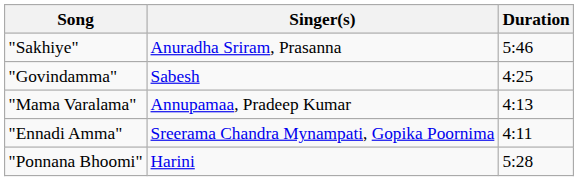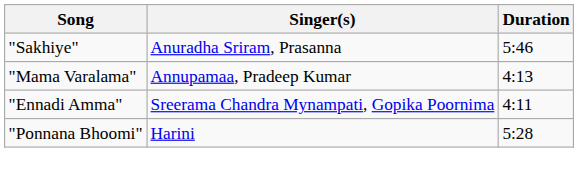- row: (63, 76)
